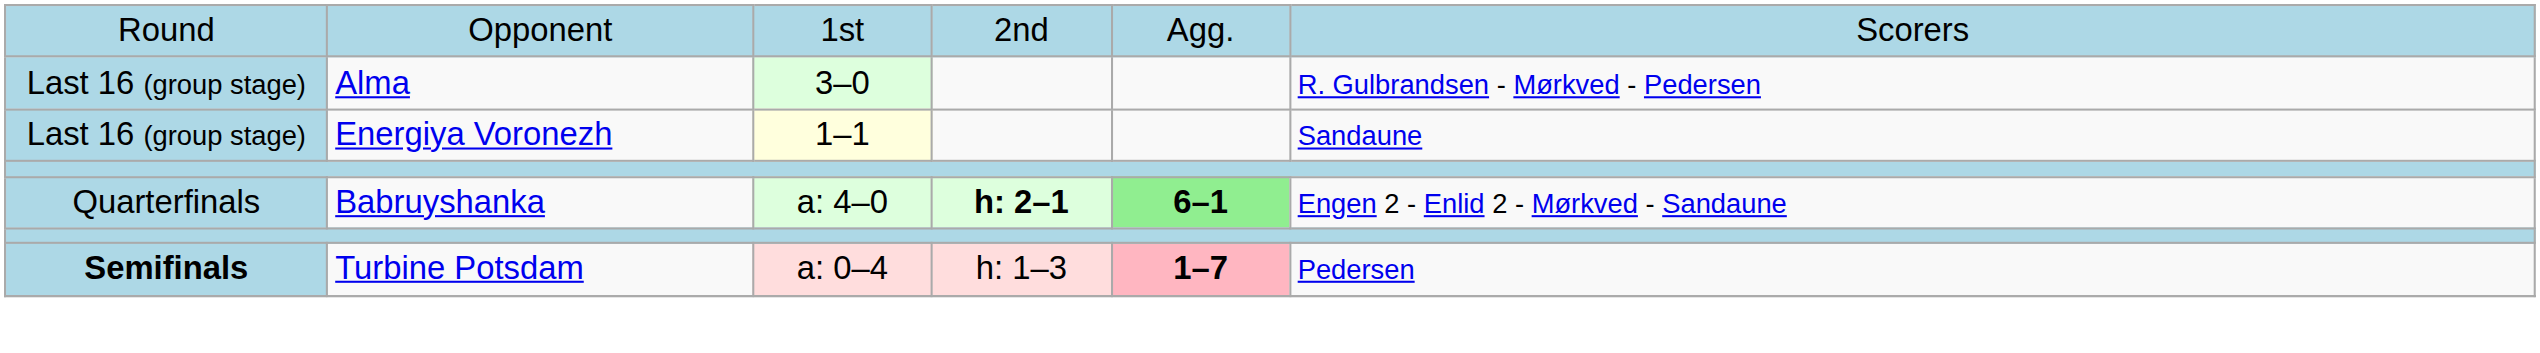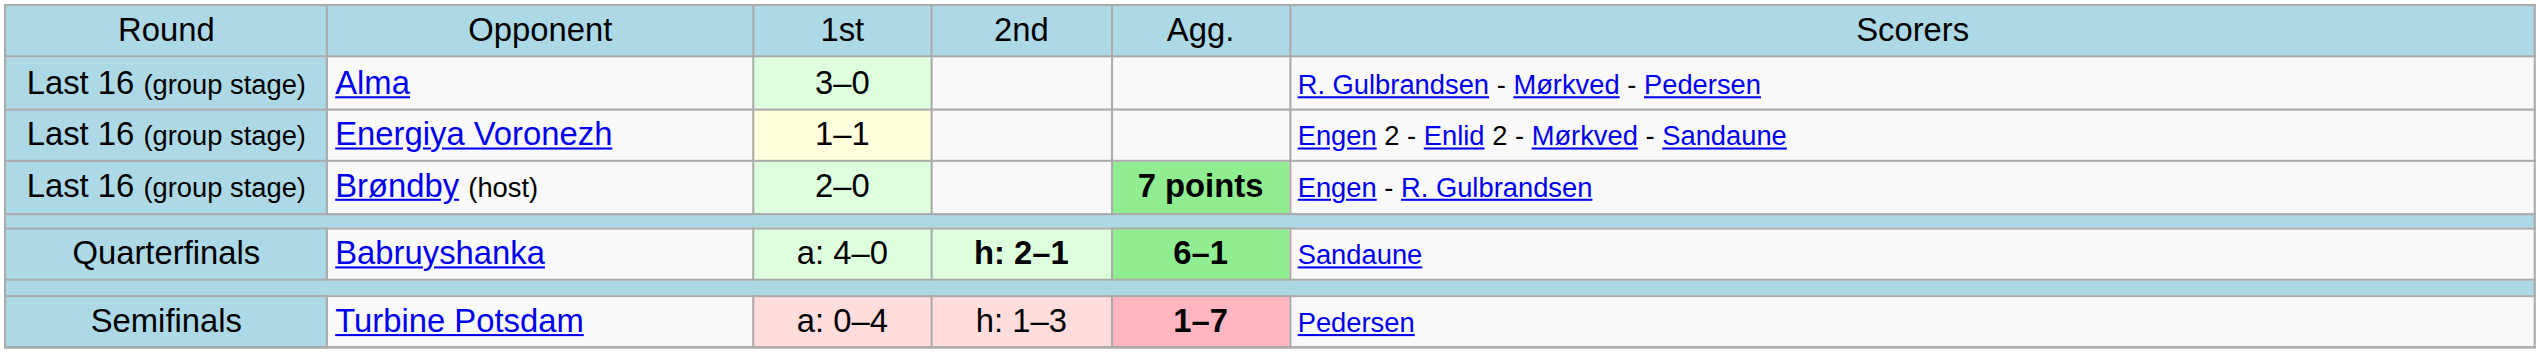(1360, 136) Sandaune -> (1542, 136) Engen 2 - Enlid 2 - Mørkved - Sandaune
+ row: (437, 186)
(1542, 203) Engen 2 - Enlid 2 - Mørkved - Sandaune -> (1360, 255) Sandaune
(166, 268) bold -> (166, 320) normal
